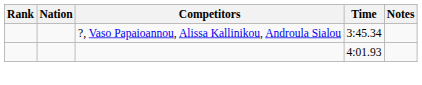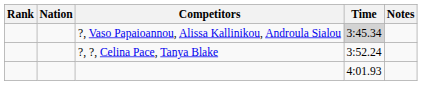(364, 33) no background -> (364, 33) lightgrey background
+ row: (148, 52)
